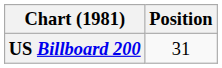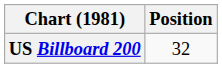(181, 48) 31 -> (181, 48) 32
